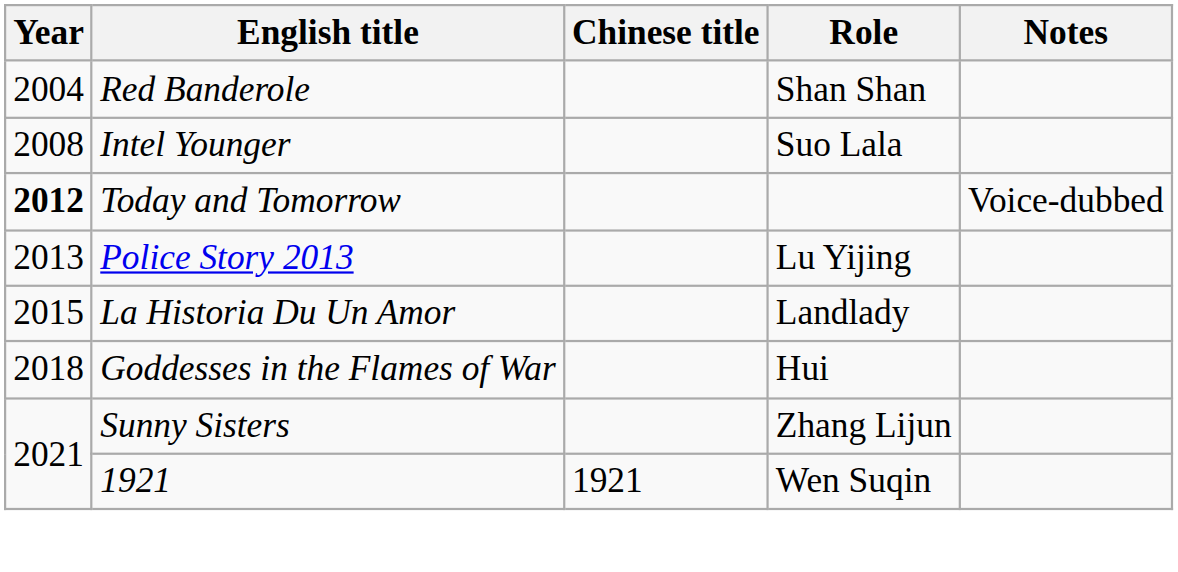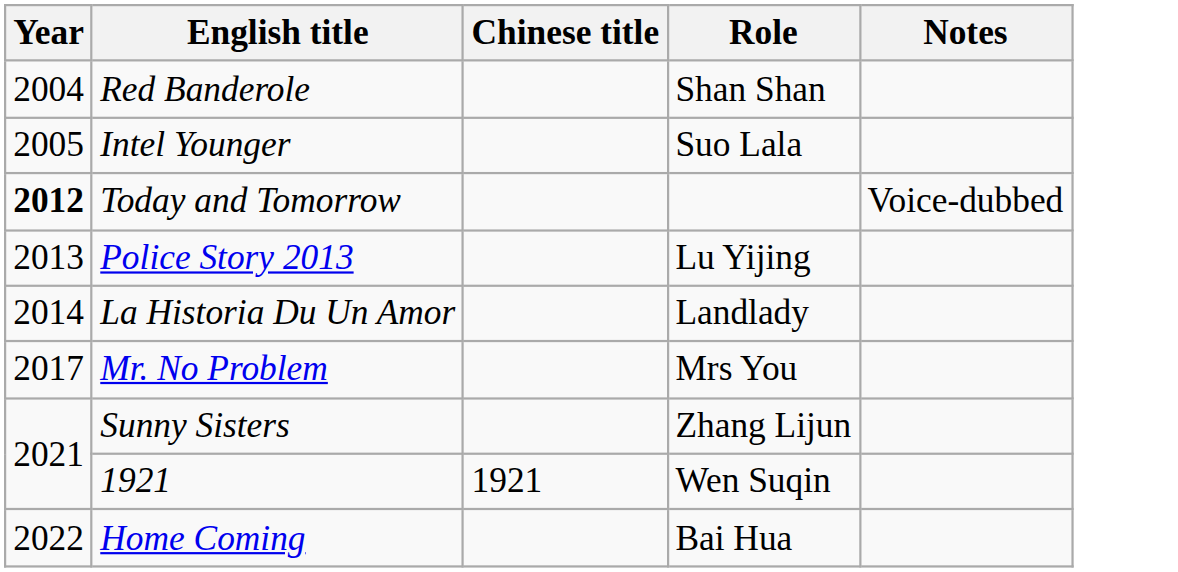(49, 144) 2008 -> (49, 144) 2005
(49, 312) 2015 -> (49, 312) 2014
+ row: (214, 369)
- row: (328, 369)
+ row: (203, 537)
